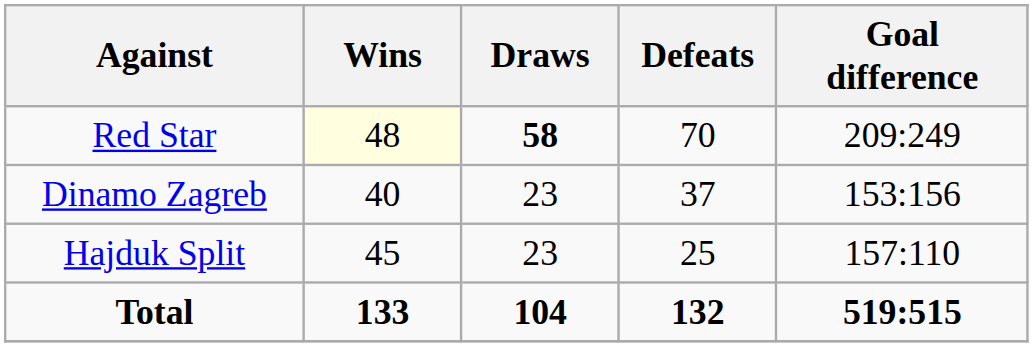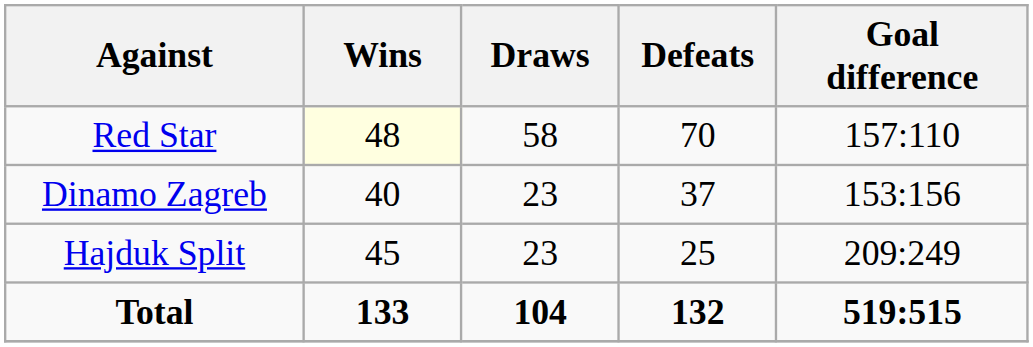(540, 135) bold -> (540, 135) normal
(902, 135) 209:249 -> (902, 135) 157:110
(902, 253) 157:110 -> (902, 253) 209:249
